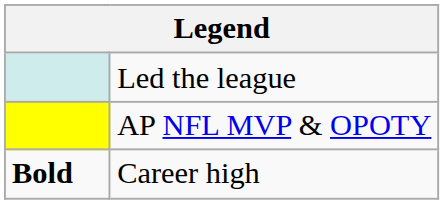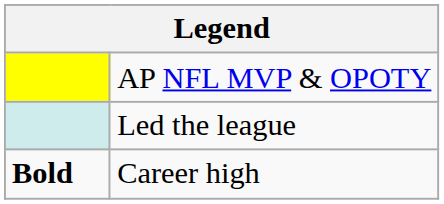rows swapped: (274, 125) <-> (207, 76)
